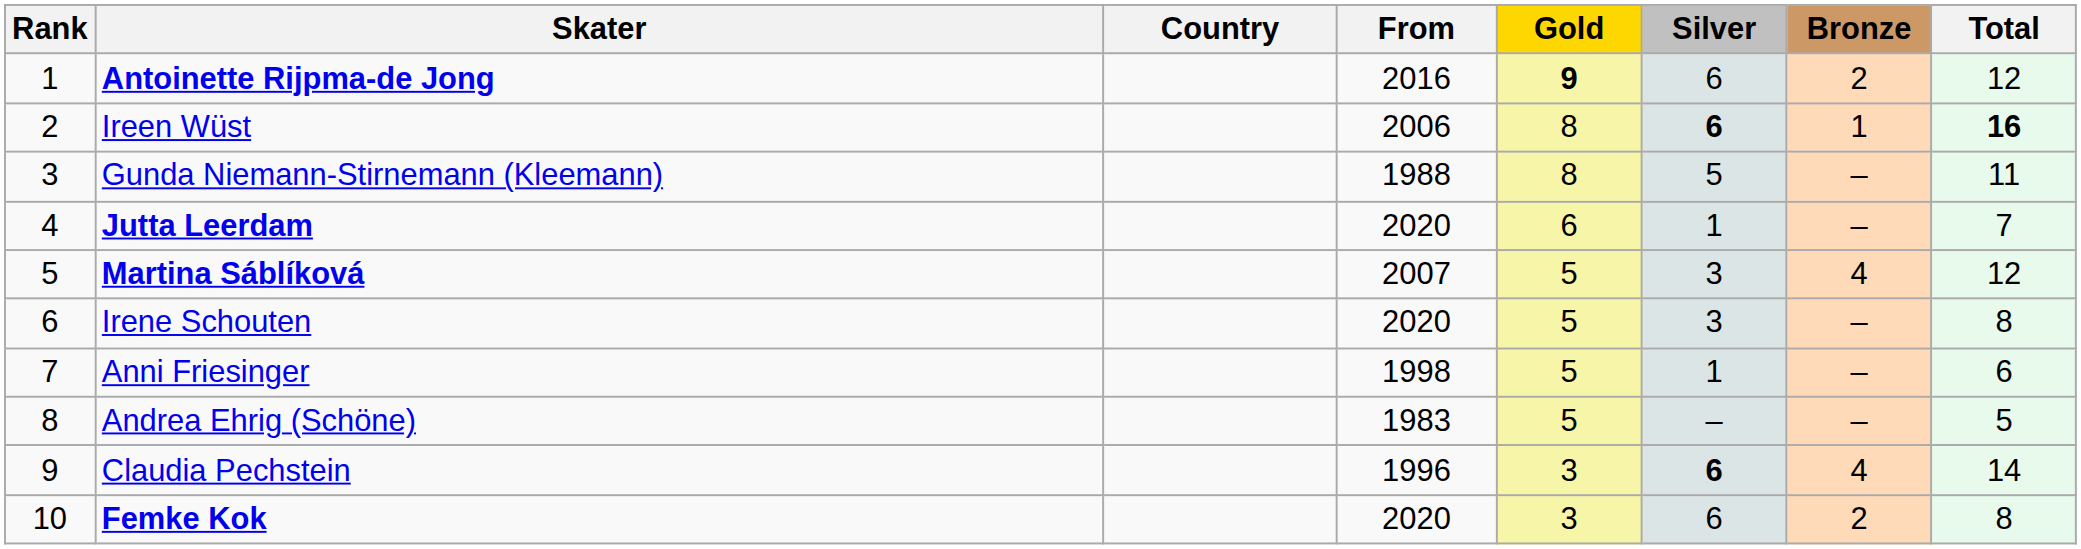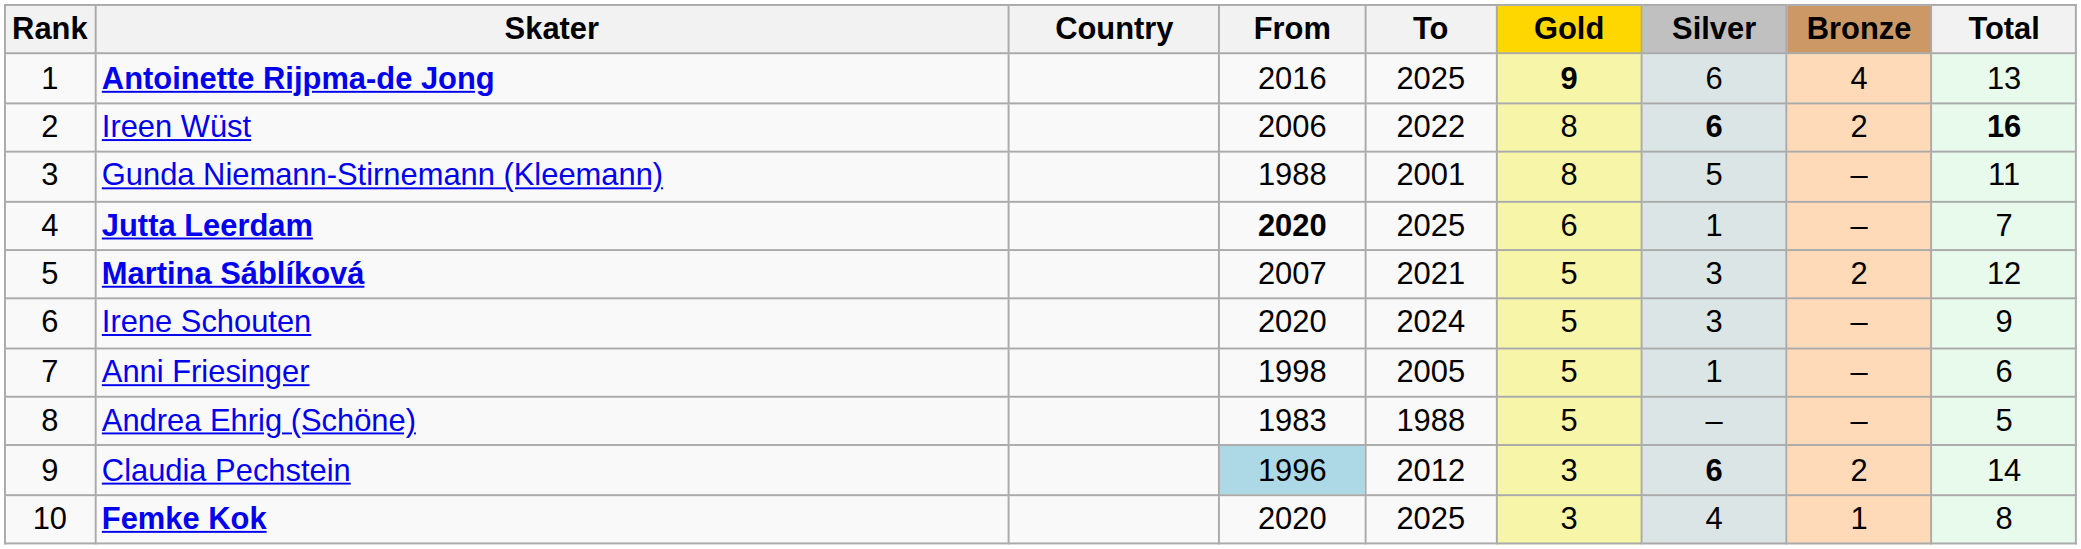+ column: (1431, 28)
(1859, 77) 2 -> (1859, 77) 4
(2004, 77) 12 -> (2004, 77) 13
(1859, 126) 1 -> (1859, 126) 2
(1416, 224) normal -> (1292, 224) bold
(1859, 273) 4 -> (1859, 273) 2
(2004, 322) 8 -> (2004, 322) 9
(1416, 469) no background -> (1292, 469) lightblue background
(1859, 469) 4 -> (1859, 469) 2
(1714, 518) 6 -> (1714, 518) 4
(1859, 518) 2 -> (1859, 518) 1
